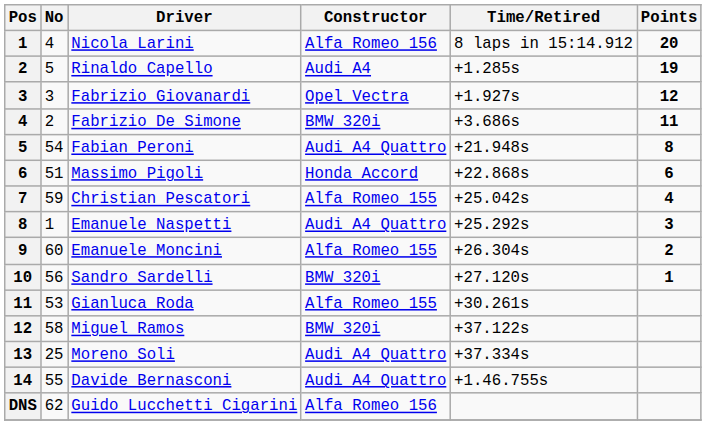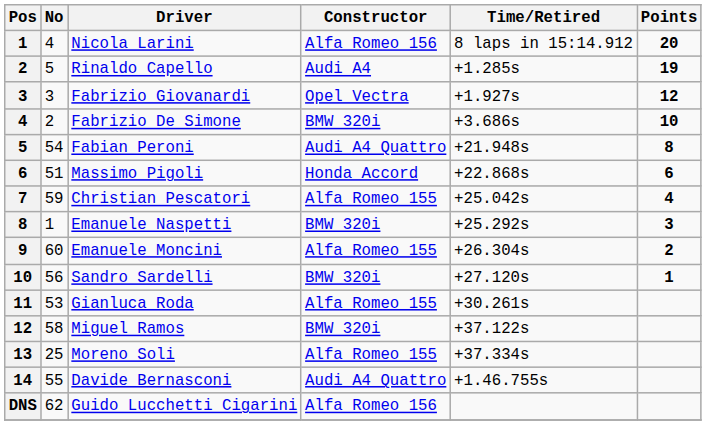(669, 122) 11 -> (669, 122) 10
(376, 225) Audi A4 Quattro -> (343, 225) BMW 320i
(376, 355) Audi A4 Quattro -> (371, 355) Alfa Romeo 155
